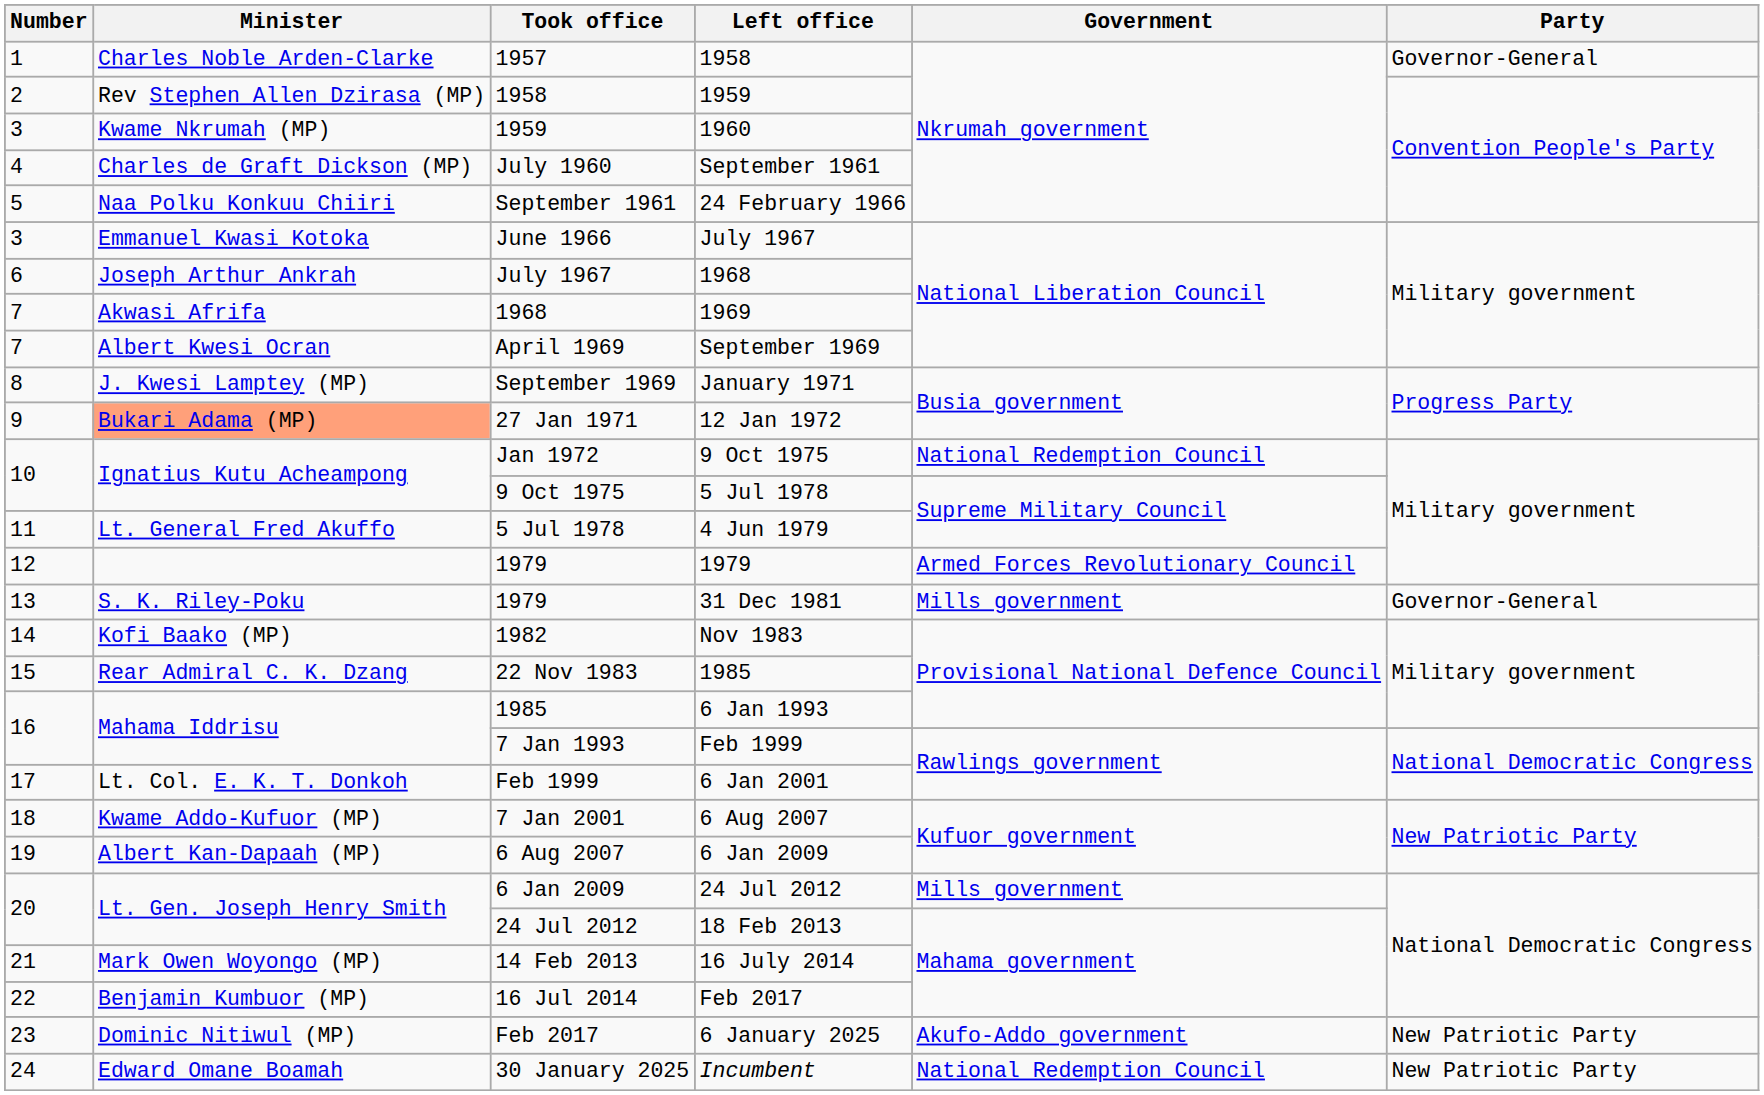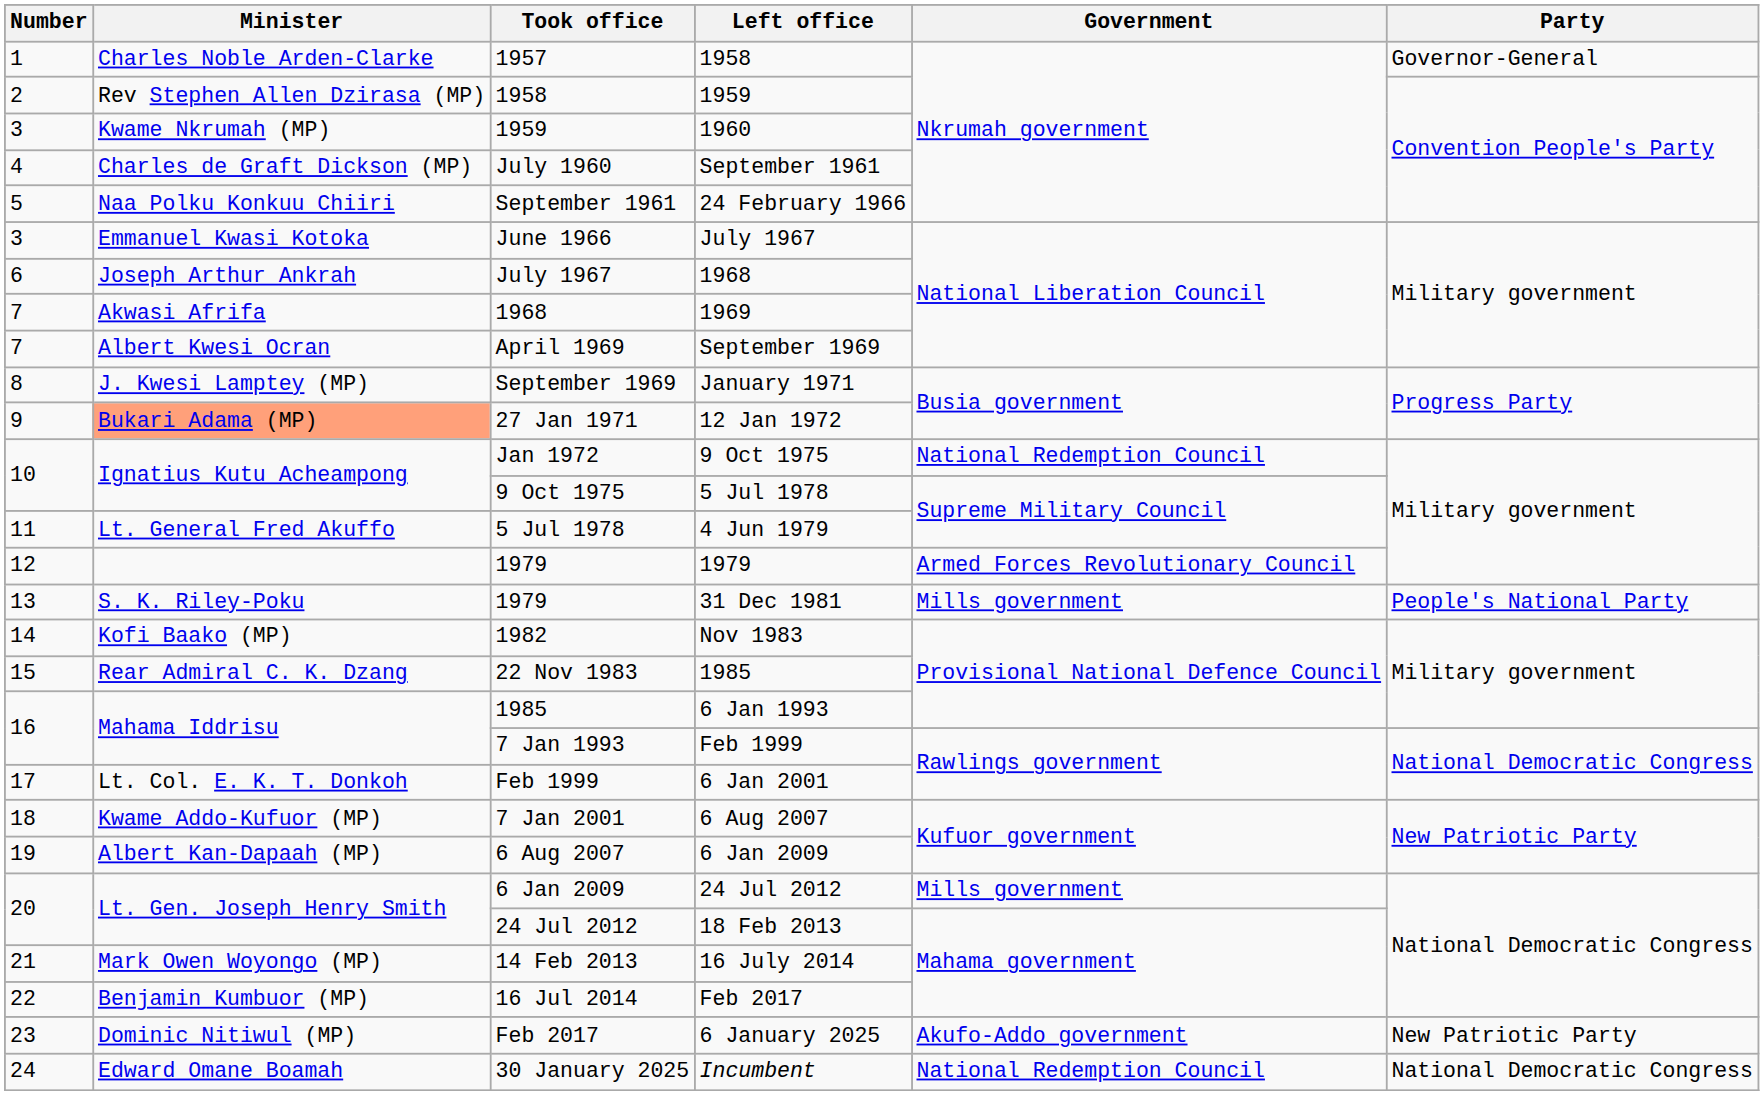(1495, 601) Governor-General -> (1540, 601) People's National Party
(1514, 1072) New Patriotic Party -> (1572, 1072) National Democratic Congress
